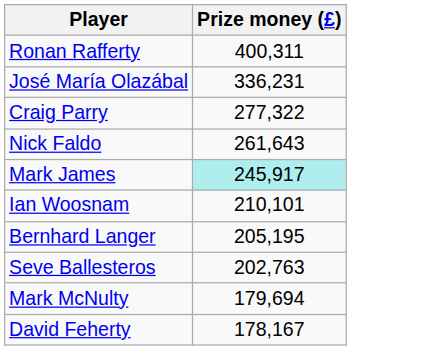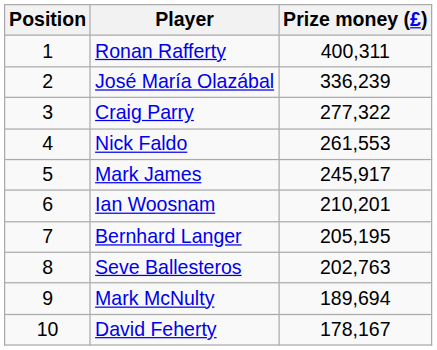+ column: (48, 19)
(269, 81) 336,231 -> (355, 81) 336,239
(269, 143) 261,643 -> (355, 143) 261,553
(269, 174) paleturquoise background -> (355, 174) no background
(269, 205) 210,101 -> (355, 205) 210,201
(269, 298) 179,694 -> (355, 298) 189,694
